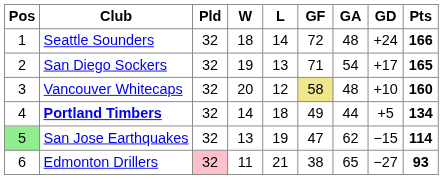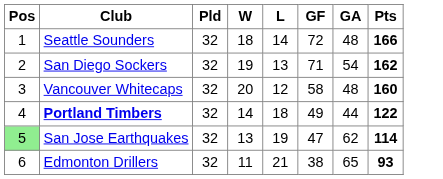- column: (386, 16)
(421, 65) 165 -> (386, 65) 162
(315, 89) khaki background -> (315, 89) no background
(421, 113) 134 -> (386, 113) 122
(210, 162) pink background -> (210, 162) no background
